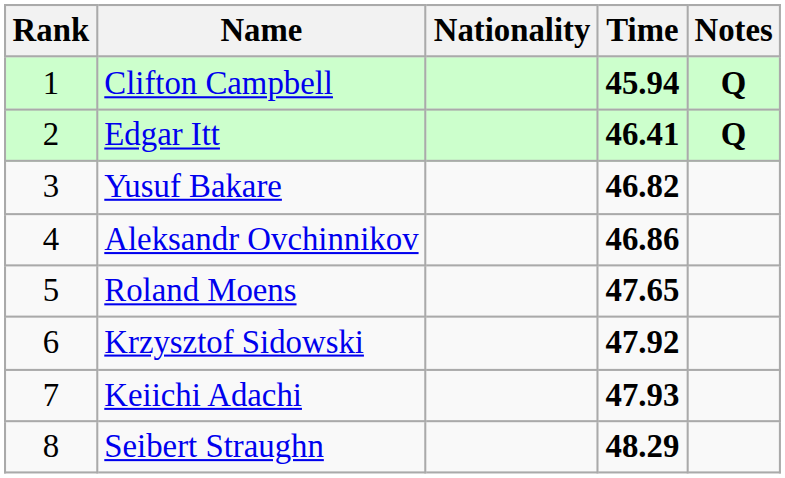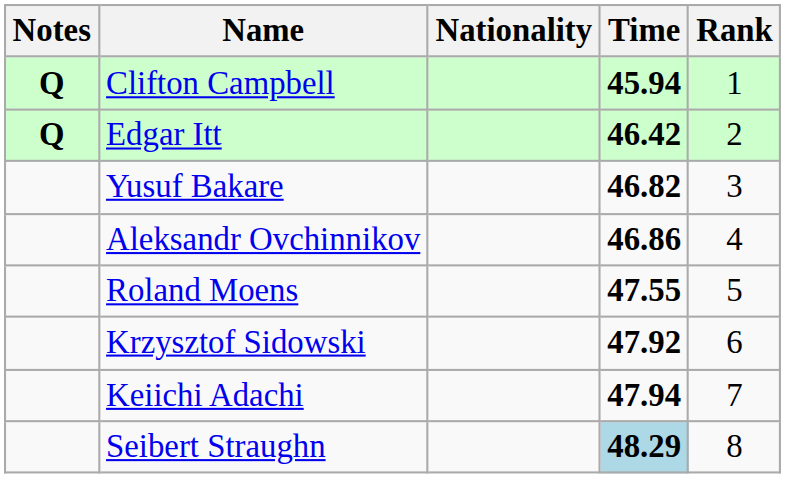columns swapped: (51, 30) <-> (734, 30)
(642, 134) 46.41 -> (644, 134) 46.42
(642, 290) 47.65 -> (644, 290) 47.55
(642, 394) 47.93 -> (644, 394) 47.94
(642, 446) no background -> (644, 446) lightblue background
